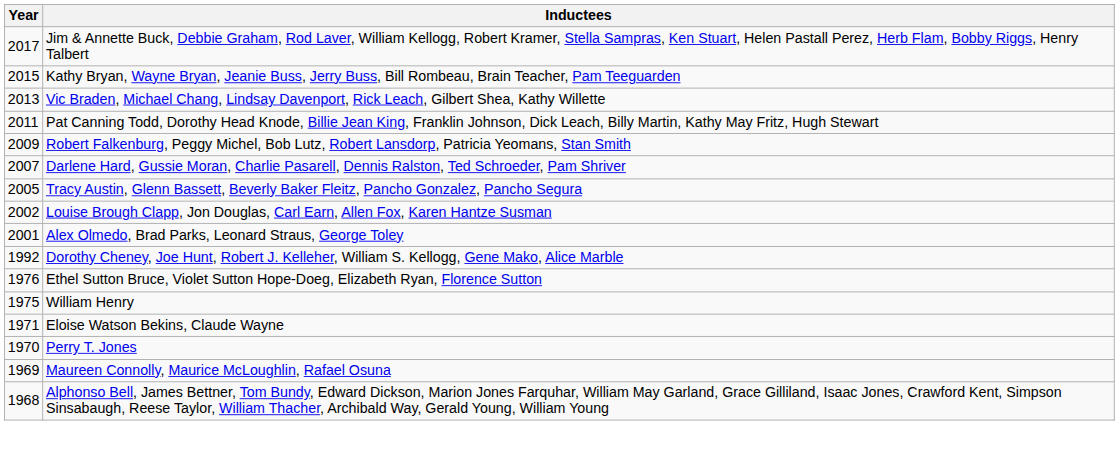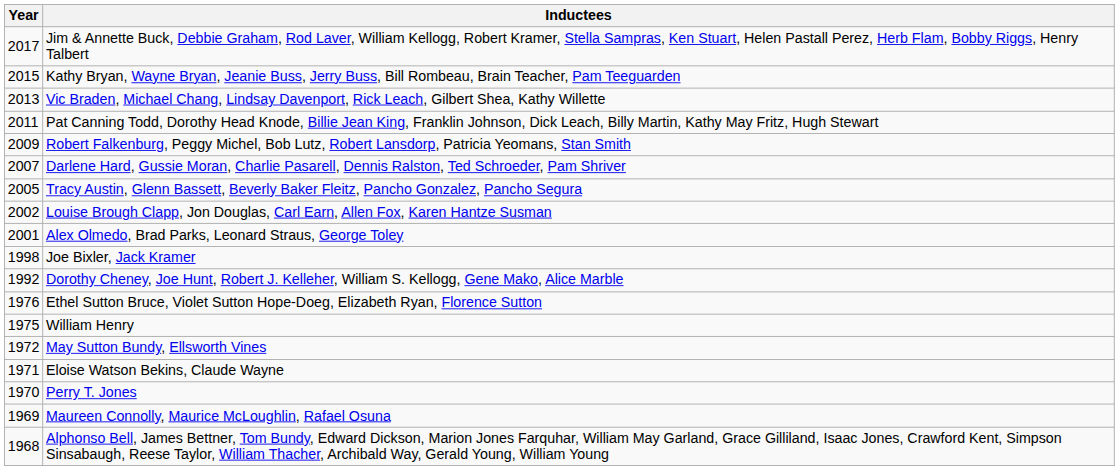+ row: (121, 257)
+ row: (156, 347)
